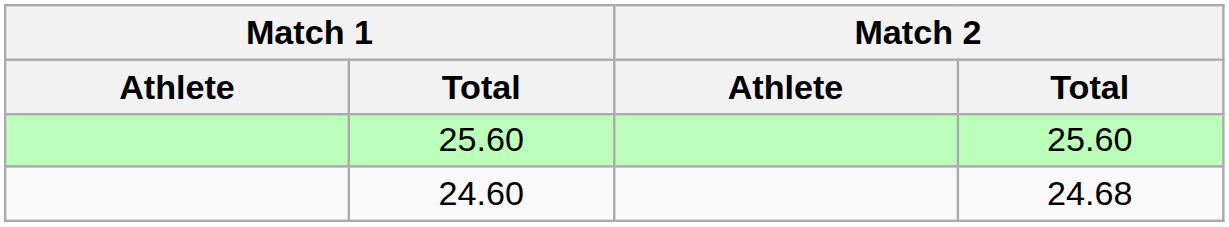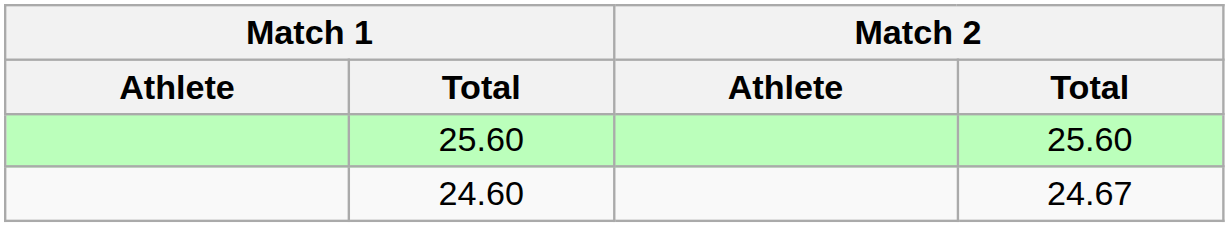(1090, 194) 24.68 -> (1090, 194) 24.67
